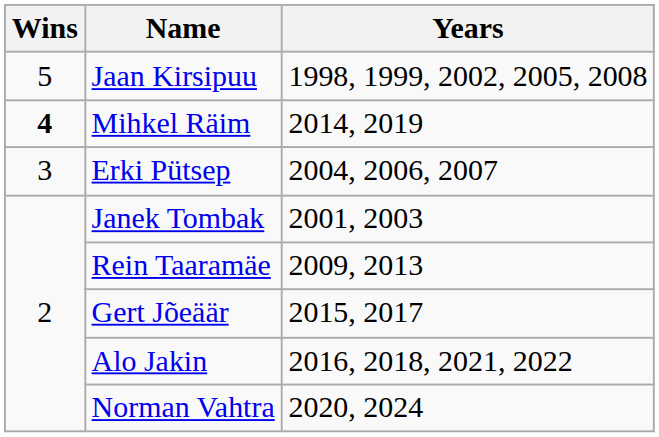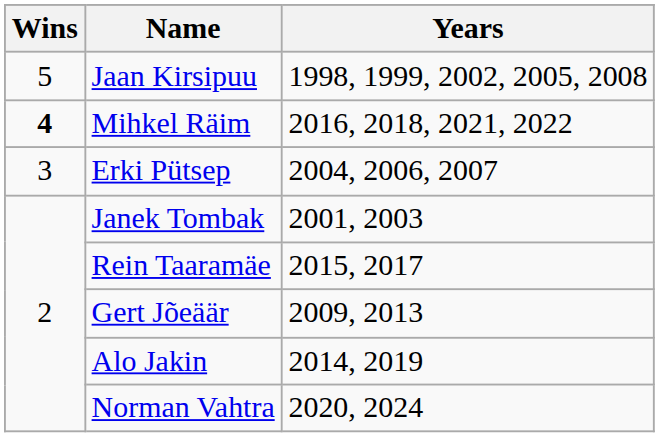(356, 123) 2014, 2019 -> (431, 123) 2016, 2018, 2021, 2022
(356, 265) 2009, 2013 -> (356, 265) 2015, 2017
(356, 312) 2015, 2017 -> (356, 312) 2009, 2013
(431, 360) 2016, 2018, 2021, 2022 -> (356, 360) 2014, 2019
